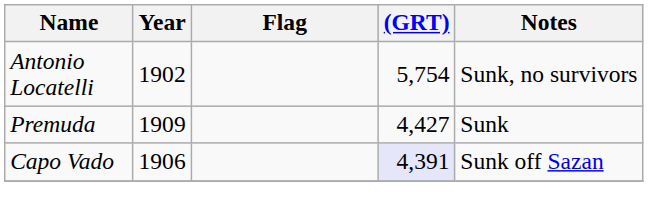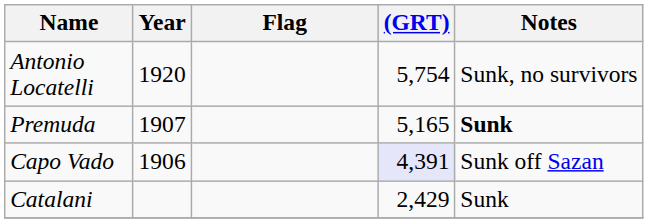(162, 73) 1902 -> (162, 73) 1920
(162, 124) 1909 -> (162, 124) 1907
(423, 124) 4,427 -> (423, 124) 5,165
(485, 124) normal -> (487, 124) bold
+ row: (51, 198)
